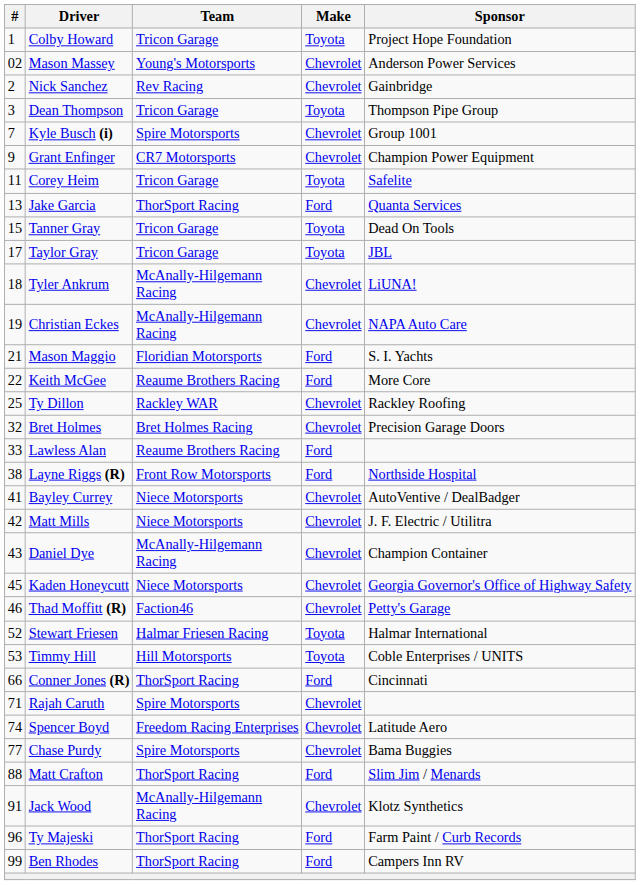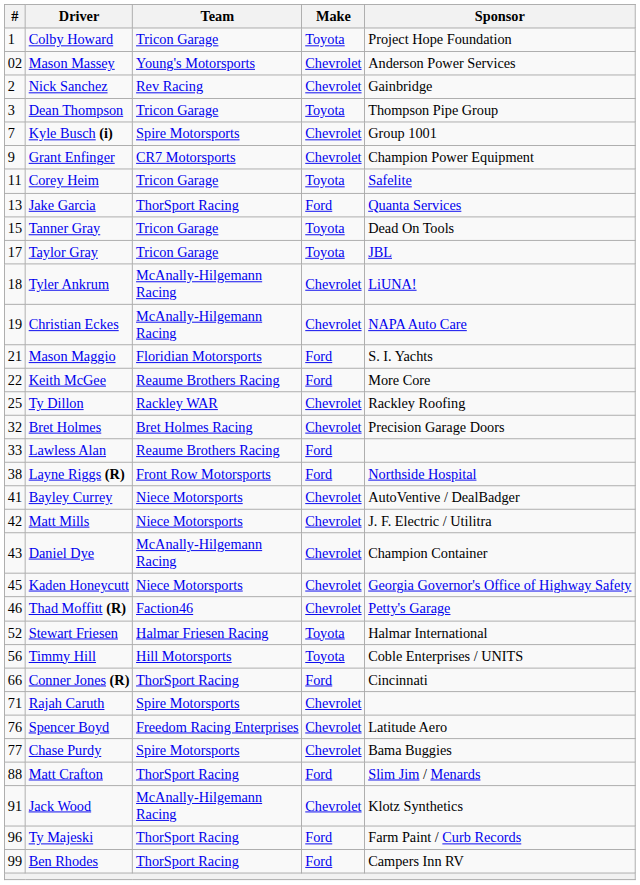(15, 656) 53 -> (15, 656) 56
(15, 726) 74 -> (15, 726) 76
